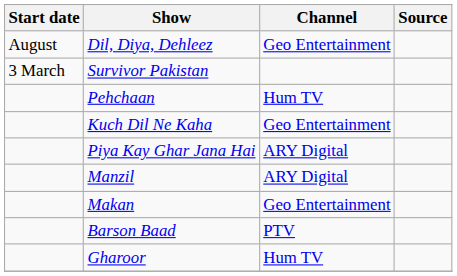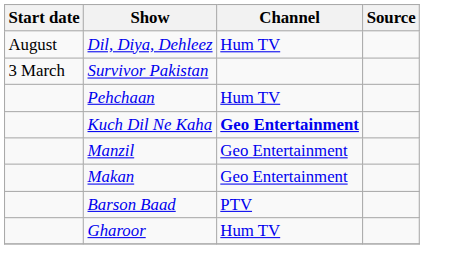(327, 44) Geo Entertainment -> (250, 44) Hum TV
(327, 124) normal -> (290, 124) bold
- row: (172, 151)
(306, 177) ARY Digital -> (284, 151) Geo Entertainment
